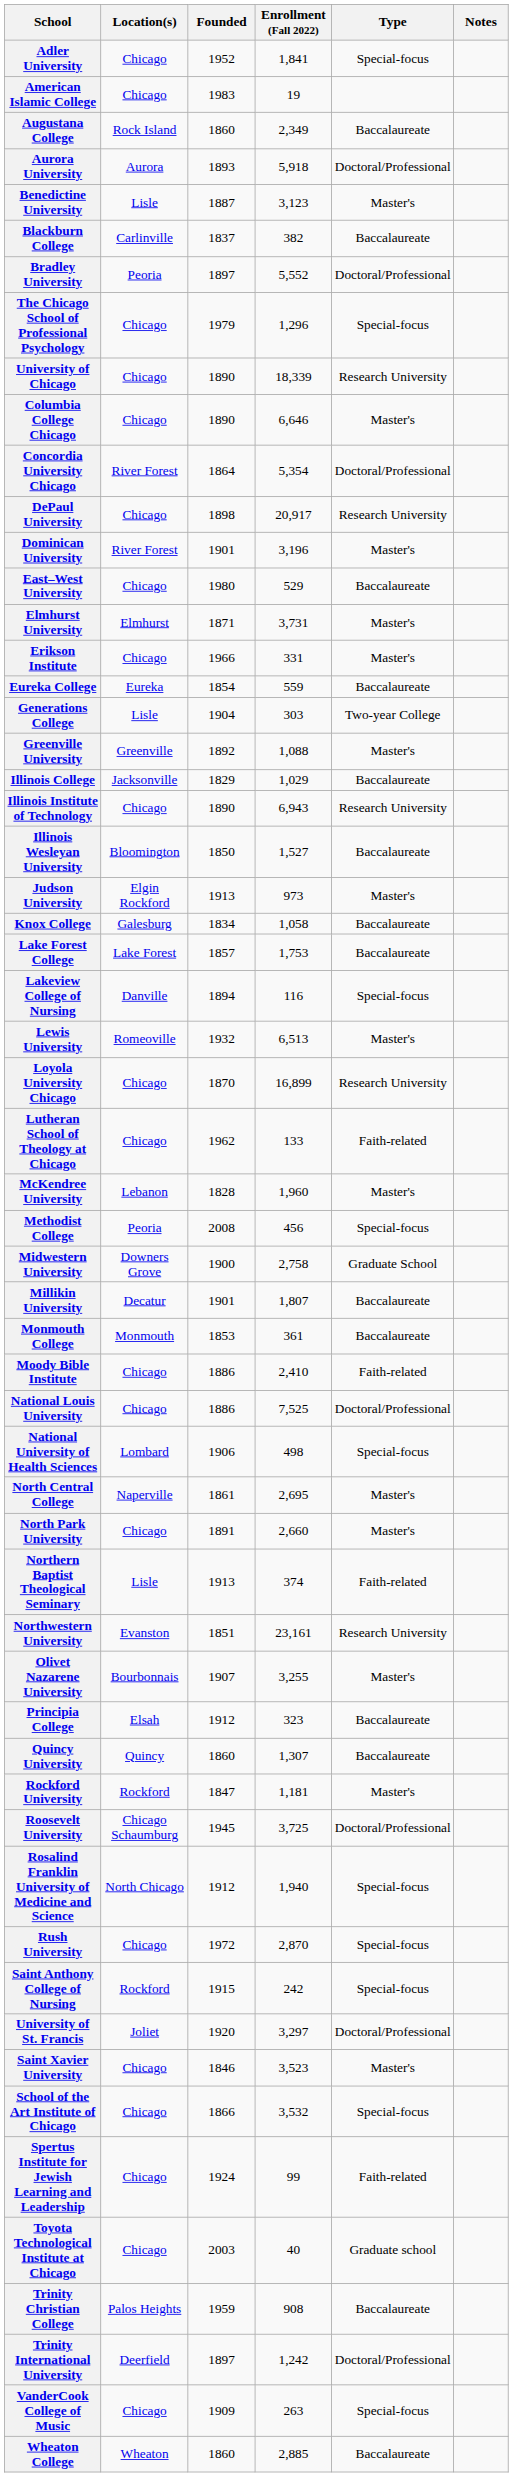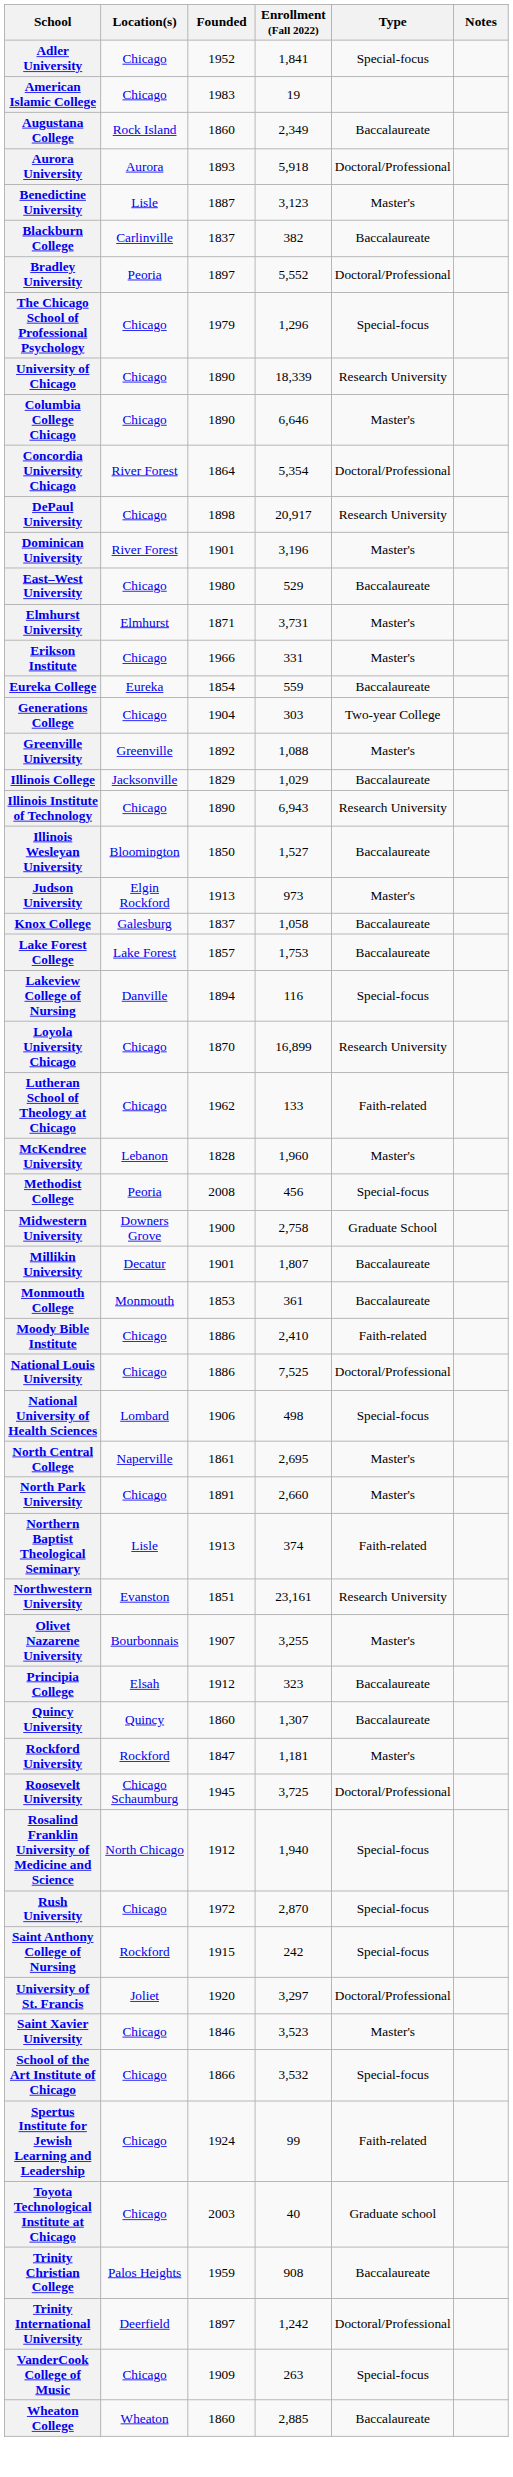(145, 715) Lisle -> (145, 715) Chicago
(222, 923) 1834 -> (222, 923) 1837
- row: (53, 1039)
